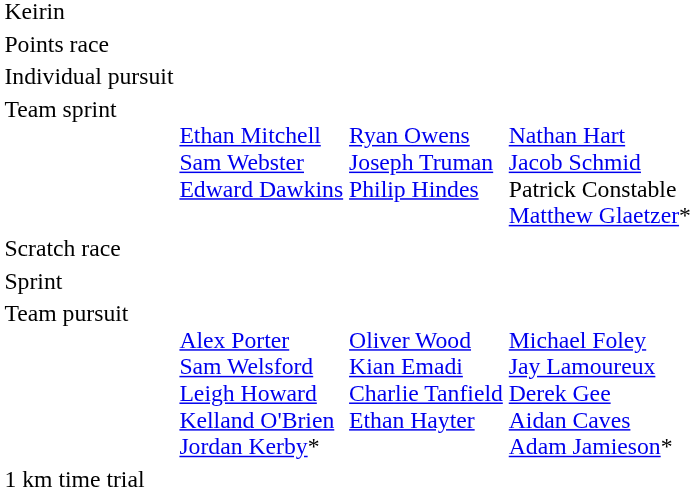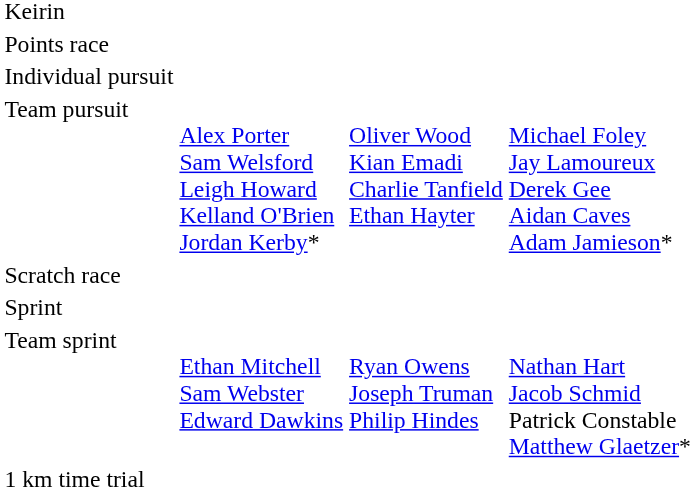rows swapped: (66, 313) <-> (60, 109)
